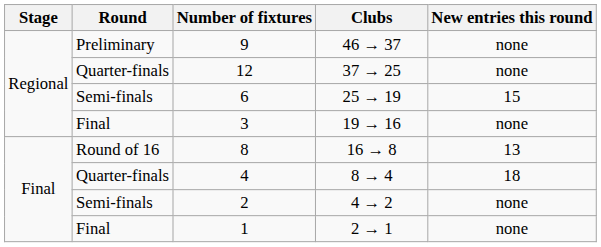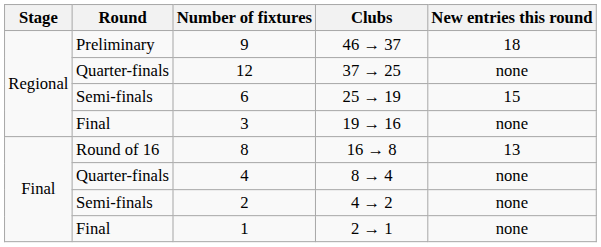(512, 44) none -> (512, 44) 18
(512, 176) 18 -> (512, 176) none
